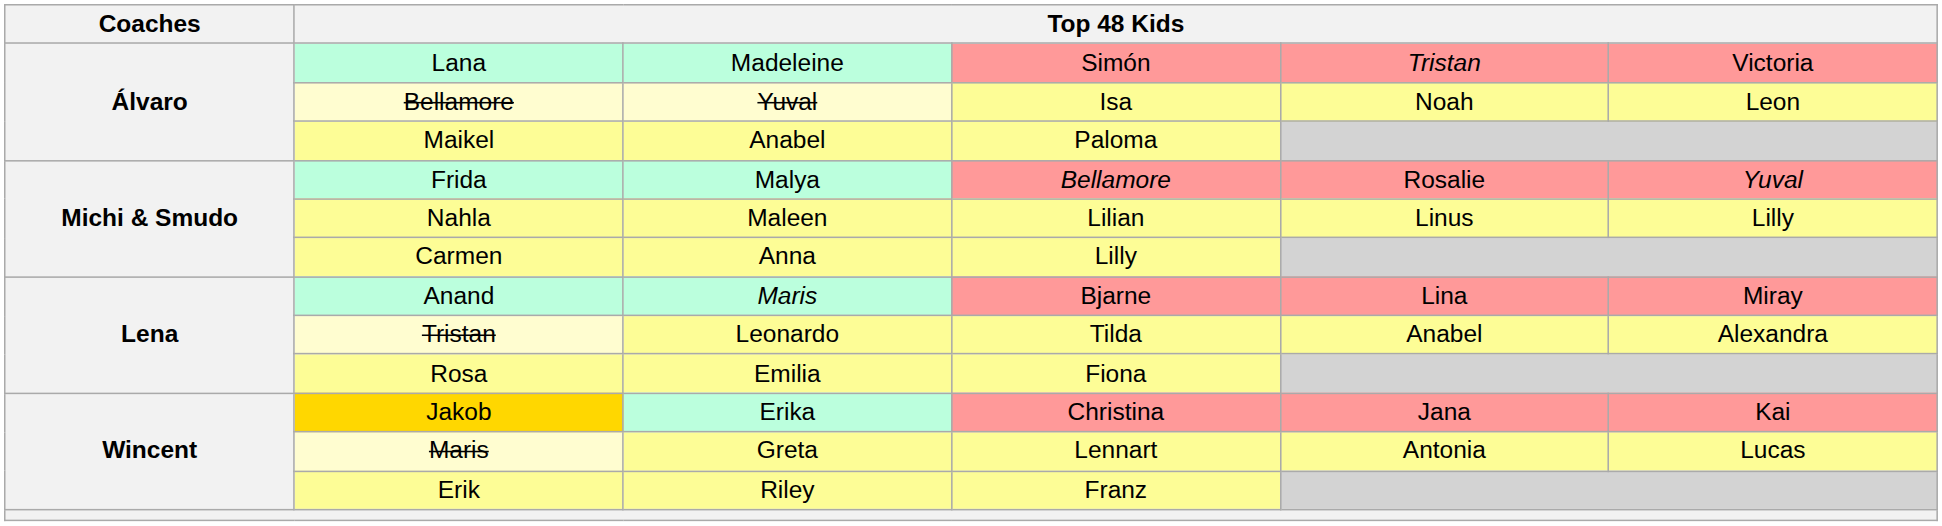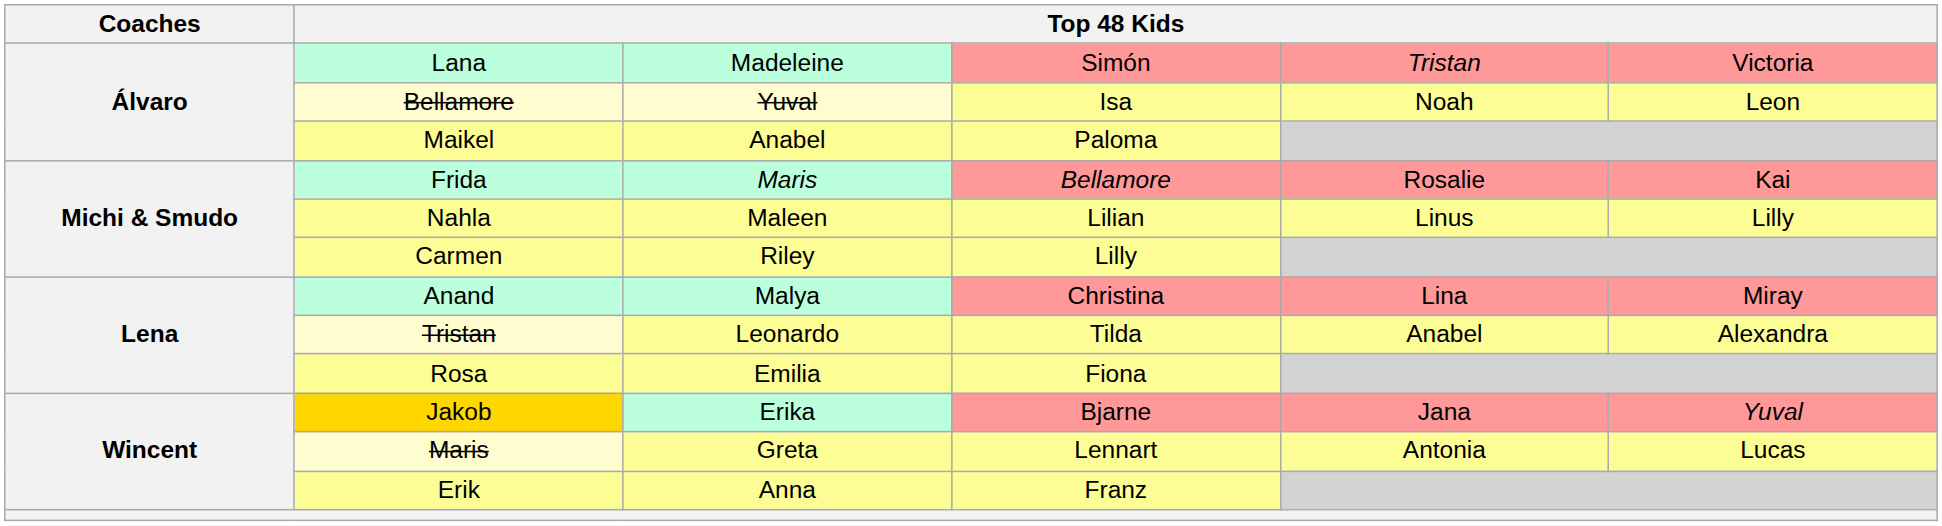(787, 179) Malya -> (787, 179) Maris
(1773, 179) Yuval -> (1773, 179) Kai
(787, 256) Anna -> (787, 256) Riley
(787, 295) Maris -> (787, 295) Malya
(1116, 295) Bjarne -> (1116, 295) Christina
(1116, 412) Christina -> (1116, 412) Bjarne
(1773, 412) Kai -> (1773, 412) Yuval
(787, 489) Riley -> (787, 489) Anna
